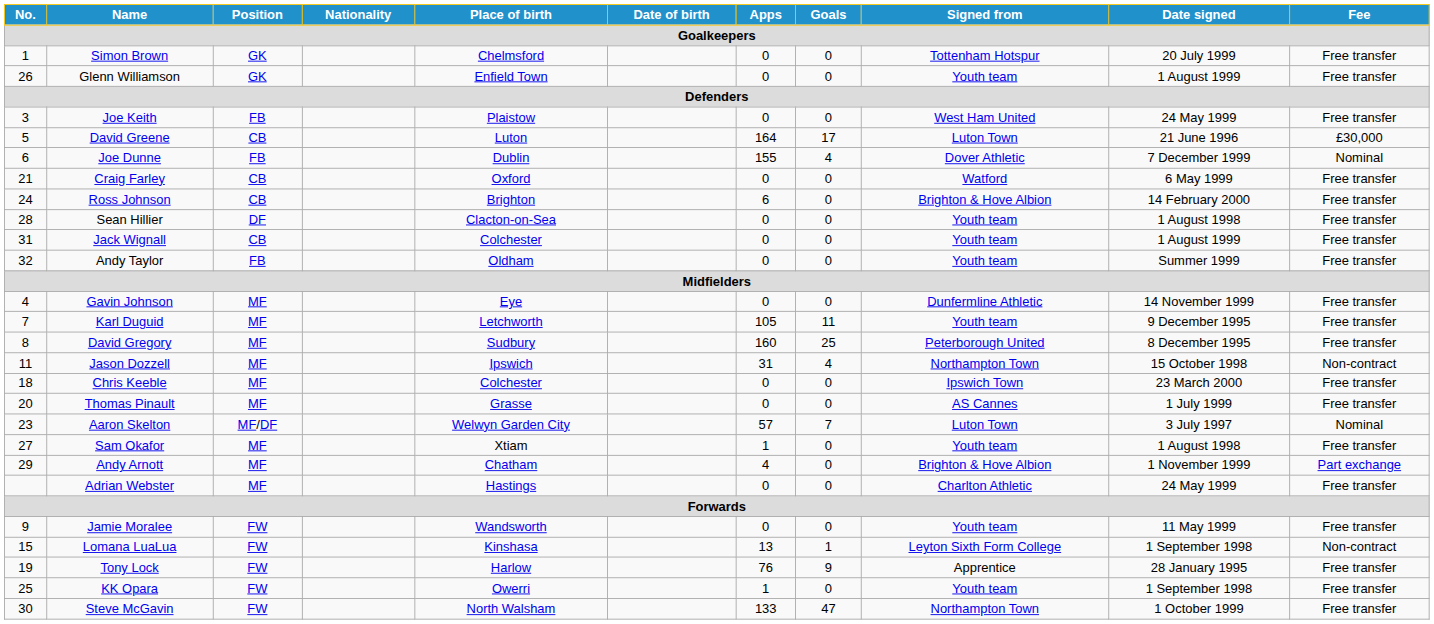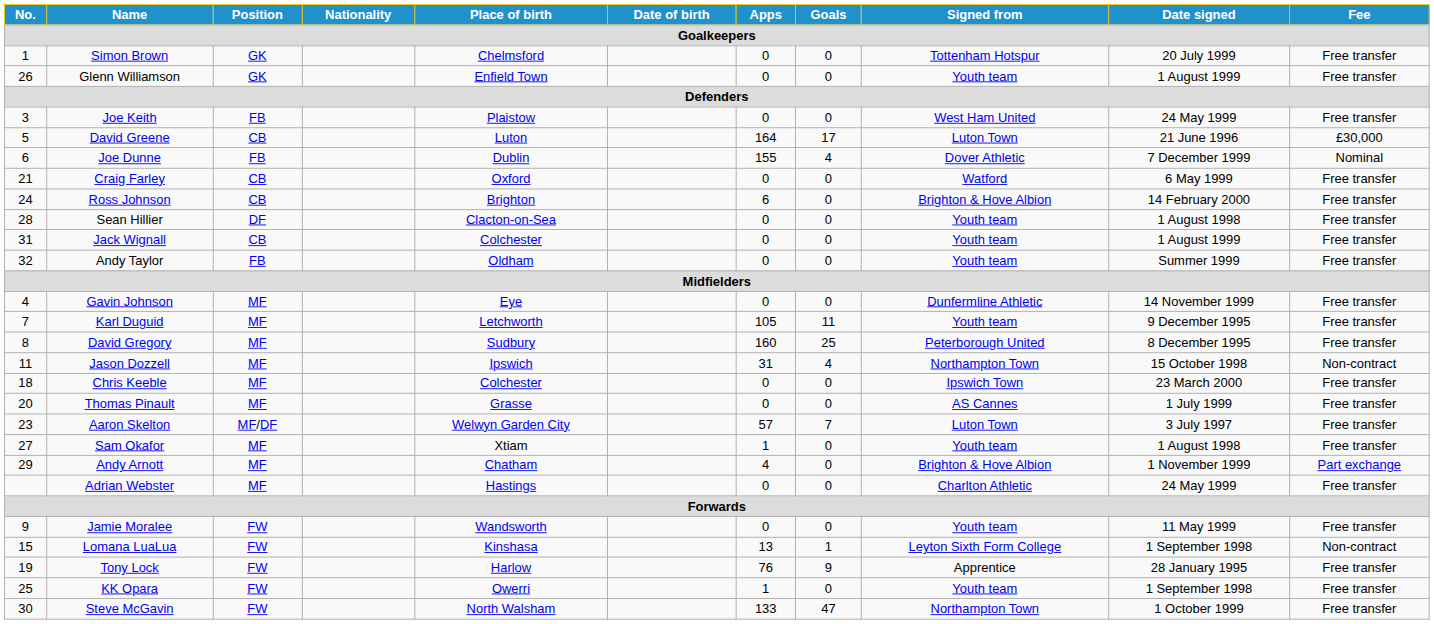(1359, 425) Nominal -> (1359, 425) Free transfer
